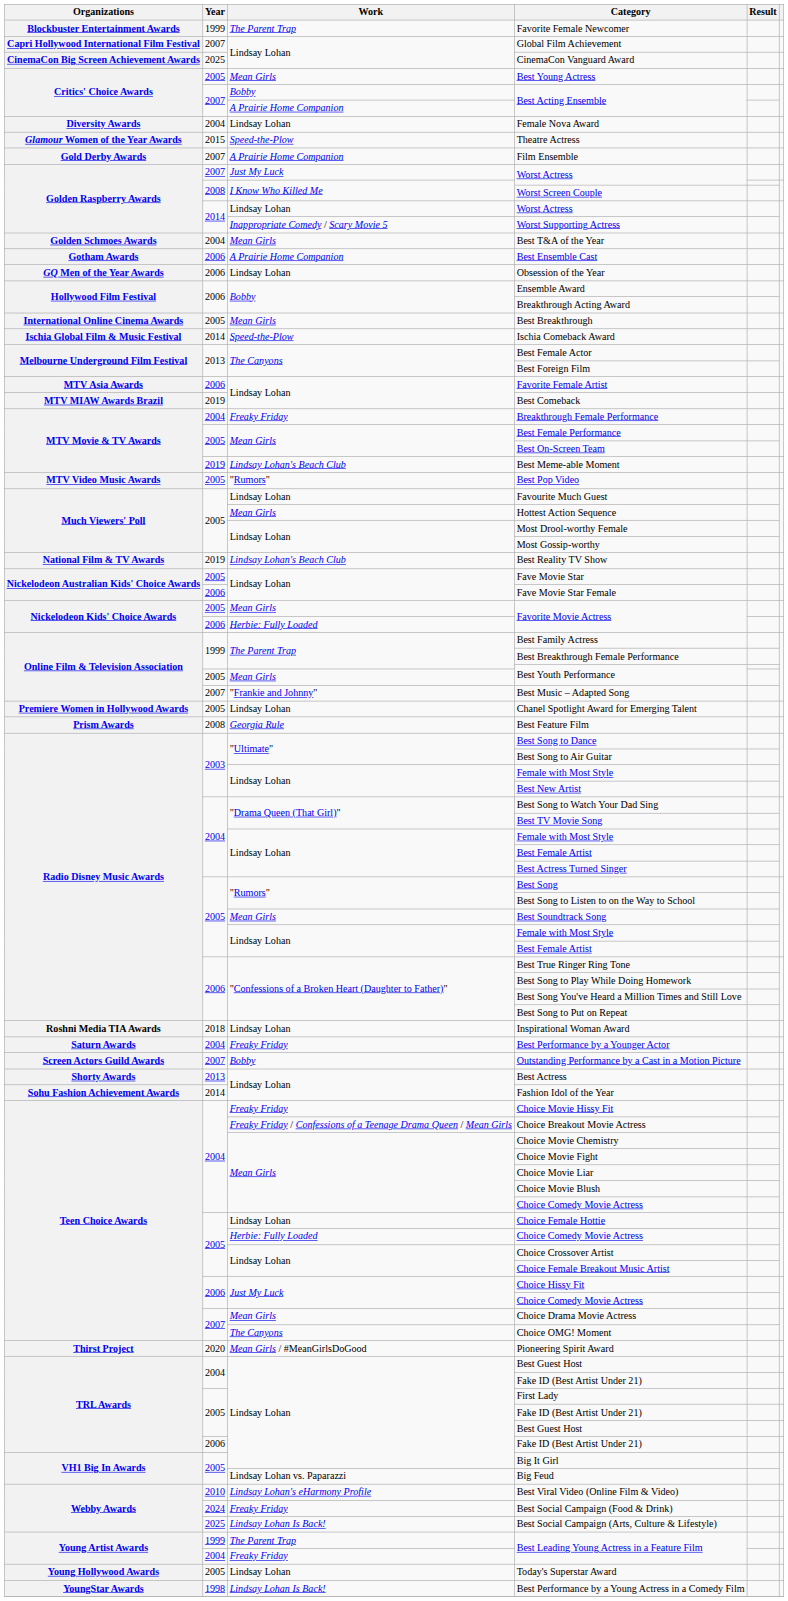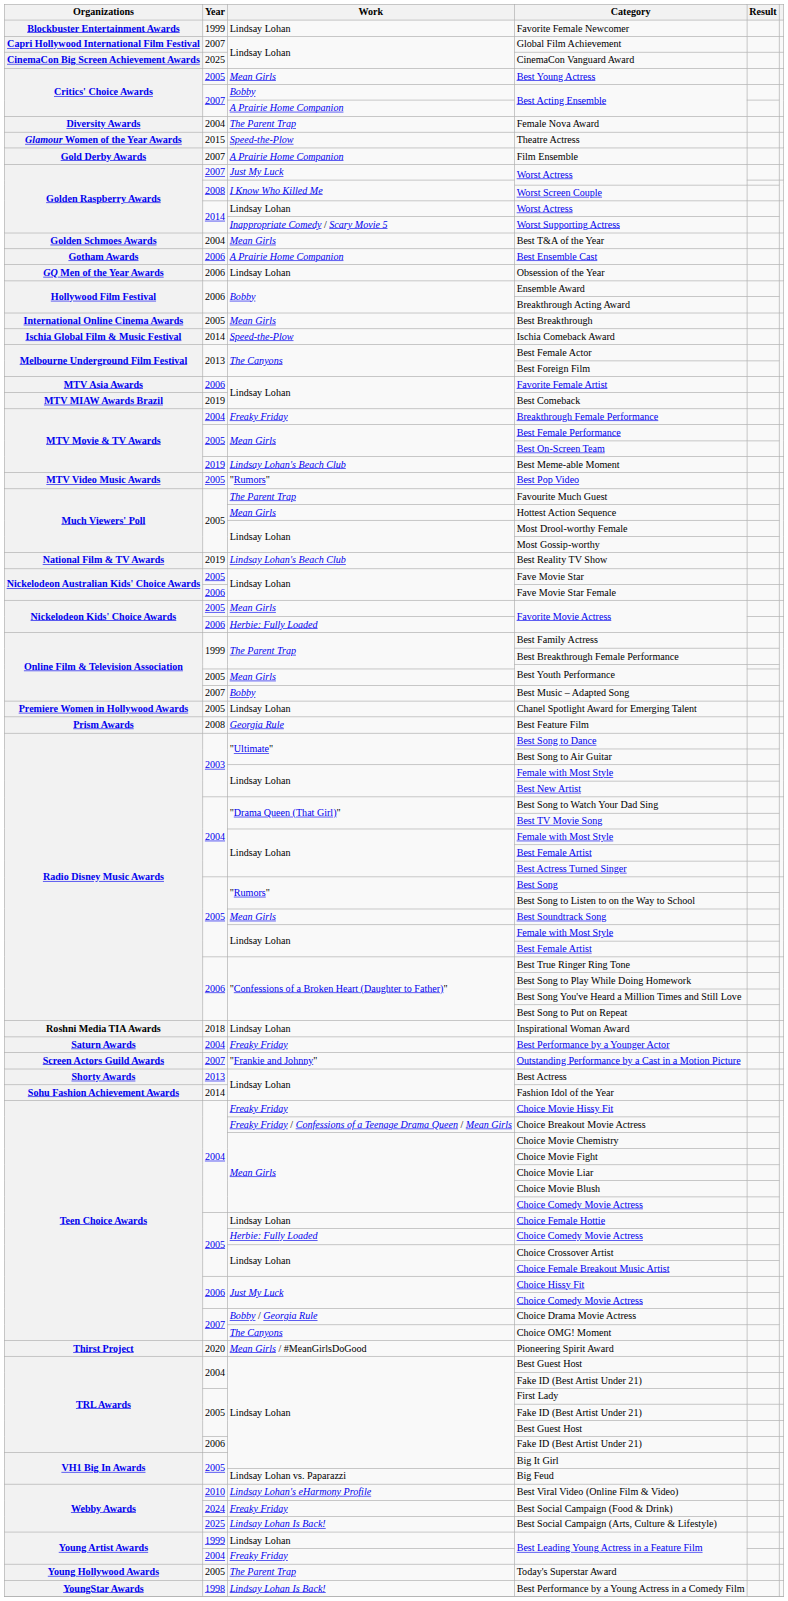(263, 28) The Parent Trap -> (260, 28) Lindsay Lohan
(260, 124) Lindsay Lohan -> (263, 124) The Parent Trap
(260, 496) Lindsay Lohan -> (263, 496) The Parent Trap
(274, 693) "Frankie and Johnny" -> (243, 693) Bobby
(243, 1060) Bobby -> (274, 1060) "Frankie and Johnny"
(253, 1316) Mean Girls -> (274, 1316) Bobby / Georgia Rule
(263, 1540) The Parent Trap -> (260, 1540) Lindsay Lohan
(260, 1572) Lindsay Lohan -> (263, 1572) The Parent Trap
